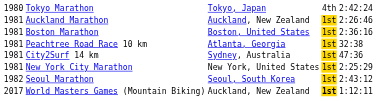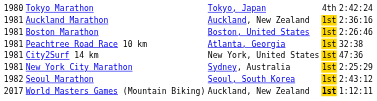(356, 20) 2:26:46 -> (356, 20) 2:36:16
(356, 32) 2:36:16 -> (356, 32) 2:26:46
(249, 56) Sydney, Australia -> (264, 56) New York, United States
(264, 67) New York, United States -> (249, 67) Sydney, Australia
